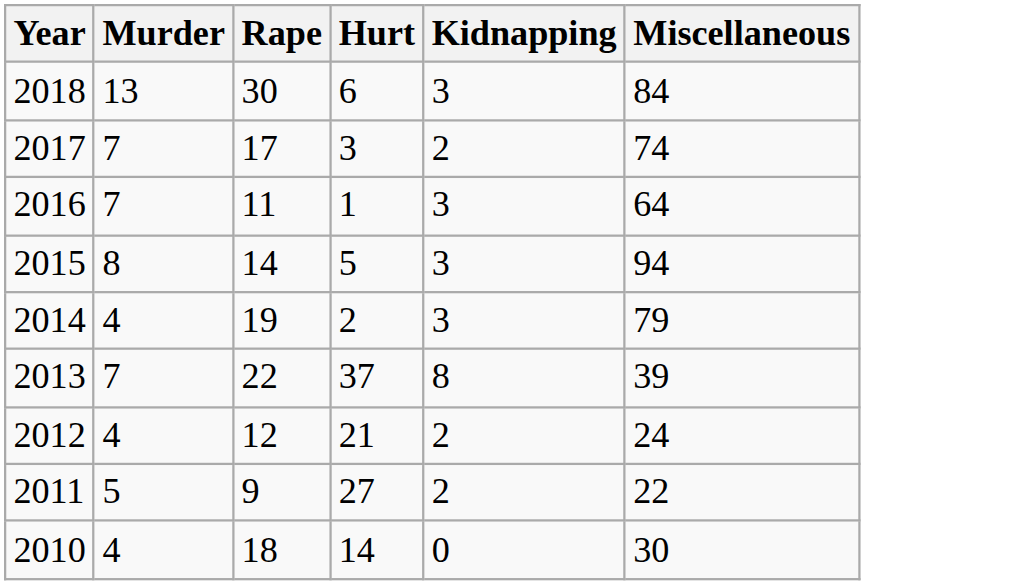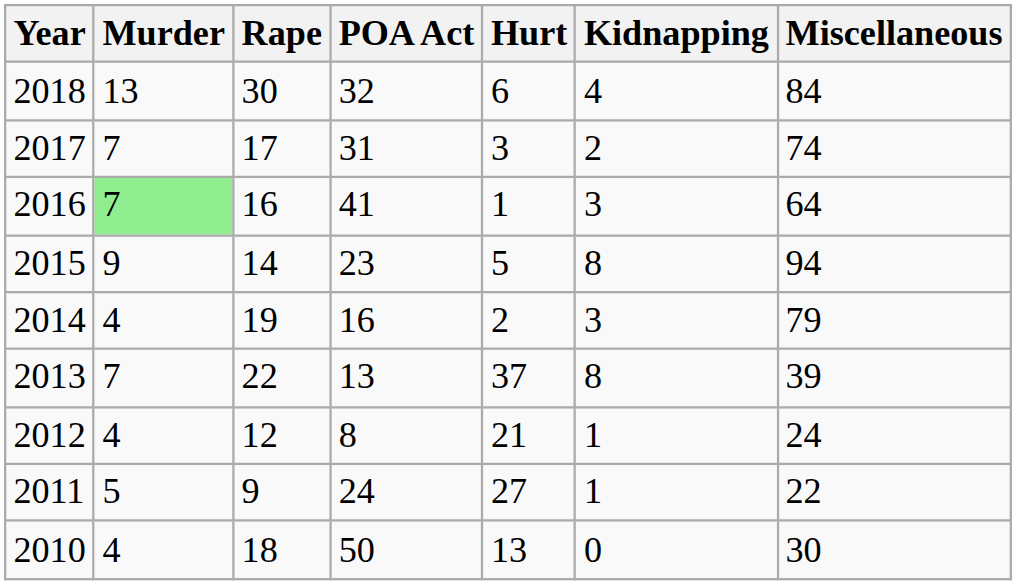+ column: (406, 33)
(441, 90) 3 -> (593, 90) 4
(111, 205) no background -> (111, 205) lightgreen background
(259, 205) 11 -> (260, 205) 16
(111, 262) 8 -> (111, 262) 9
(441, 262) 3 -> (593, 262) 8
(441, 434) 2 -> (593, 434) 1
(441, 491) 2 -> (593, 491) 1
(357, 549) 14 -> (509, 549) 13
